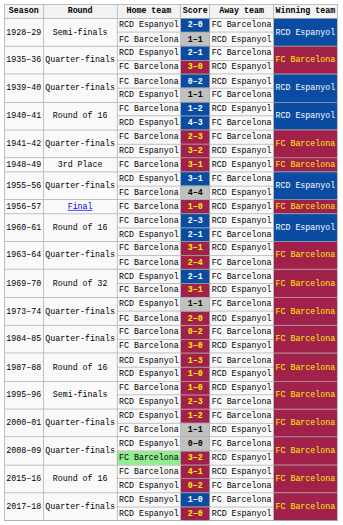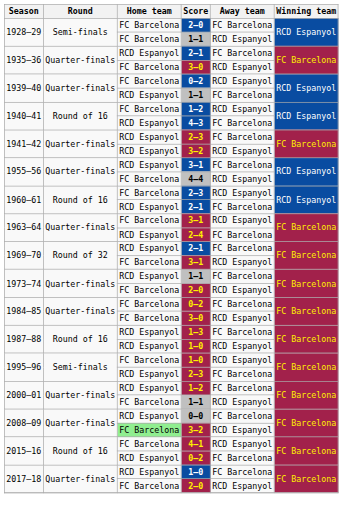(149, 25) RCD Espanyol -> (149, 25) FC Barcelona
(149, 137) FC Barcelona -> (149, 137) RCD Espanyol
- row: (24, 165)
- row: (24, 206)
(149, 262) FC Barcelona -> (149, 234) RCD Espanyol
(149, 513) RCD Espanyol -> (149, 486) FC Barcelona
